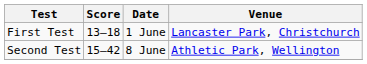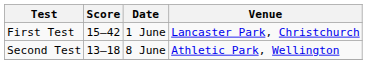(103, 32) 13–18 -> (103, 32) 15–42
(103, 50) 15–42 -> (103, 50) 13–18
